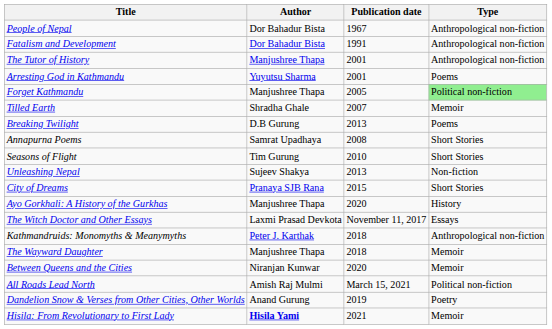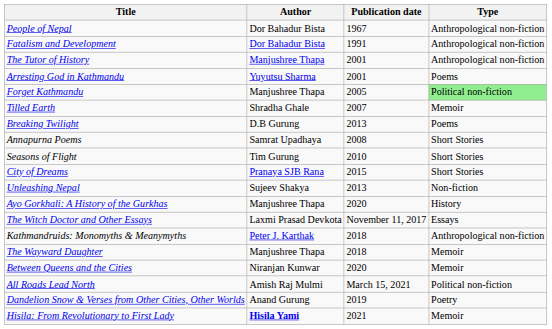rows swapped: (43, 172) <-> (37, 188)
